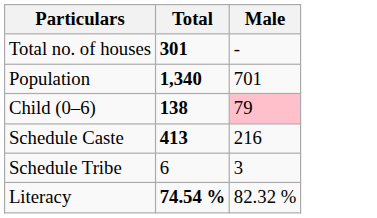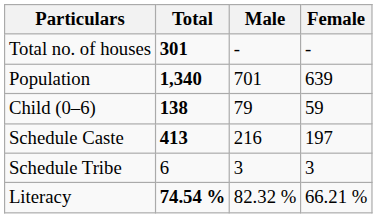+ column: (336, 19)
(243, 108) pink background -> (243, 108) no background
